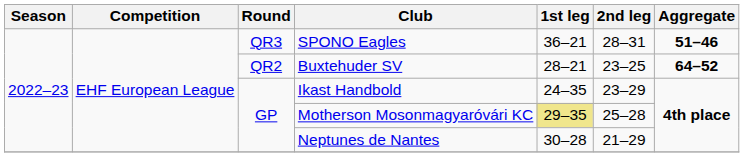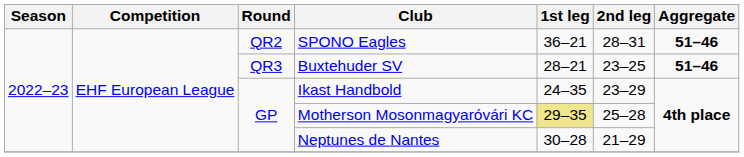(266, 41) QR3 -> (266, 41) QR2
(266, 66) QR2 -> (266, 66) QR3
(697, 66) 64–52 -> (697, 66) 51–46
